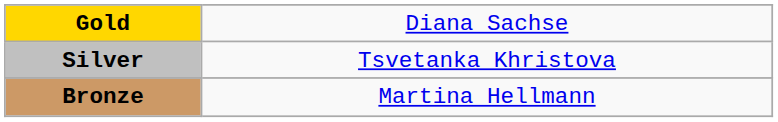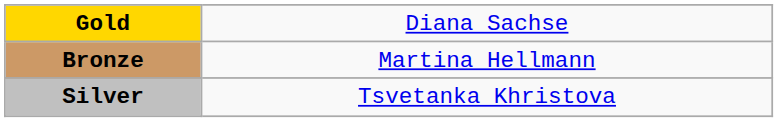rows swapped: (103, 60) <-> (103, 97)
